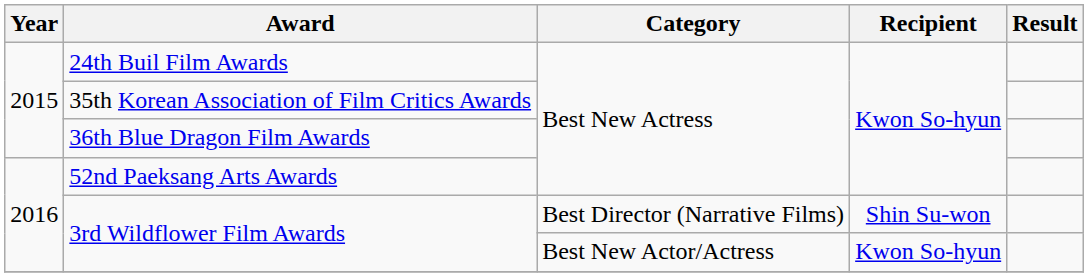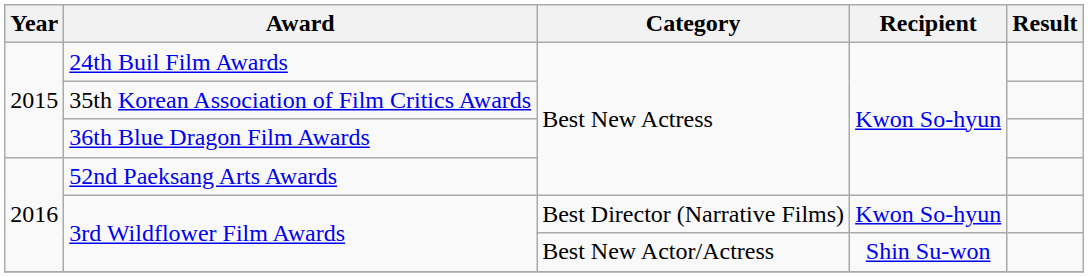(928, 213) Shin Su-won -> (928, 213) Kwon So-hyun
(928, 251) Kwon So-hyun -> (928, 251) Shin Su-won
